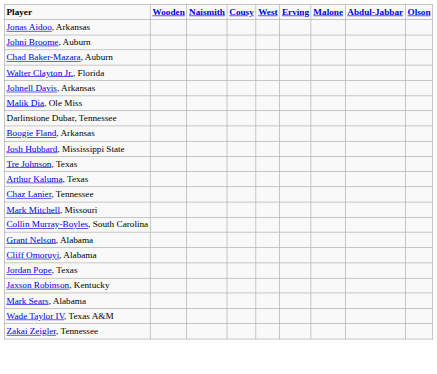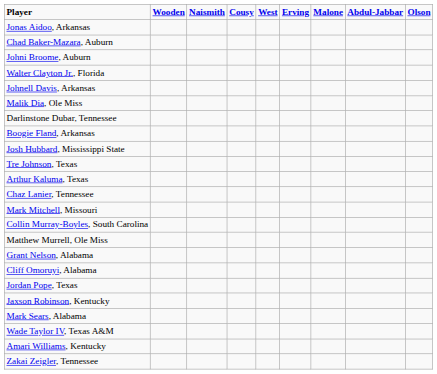rows swapped: (60, 58) <-> (49, 42)
+ row: (57, 240)
+ row: (56, 346)
